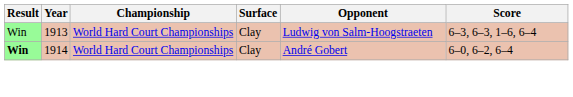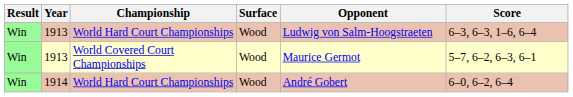(250, 32) Clay -> (253, 32) Wood
+ row: (56, 57)
(18, 50) bold -> (17, 82) normal
(250, 50) Clay -> (253, 82) Wood
